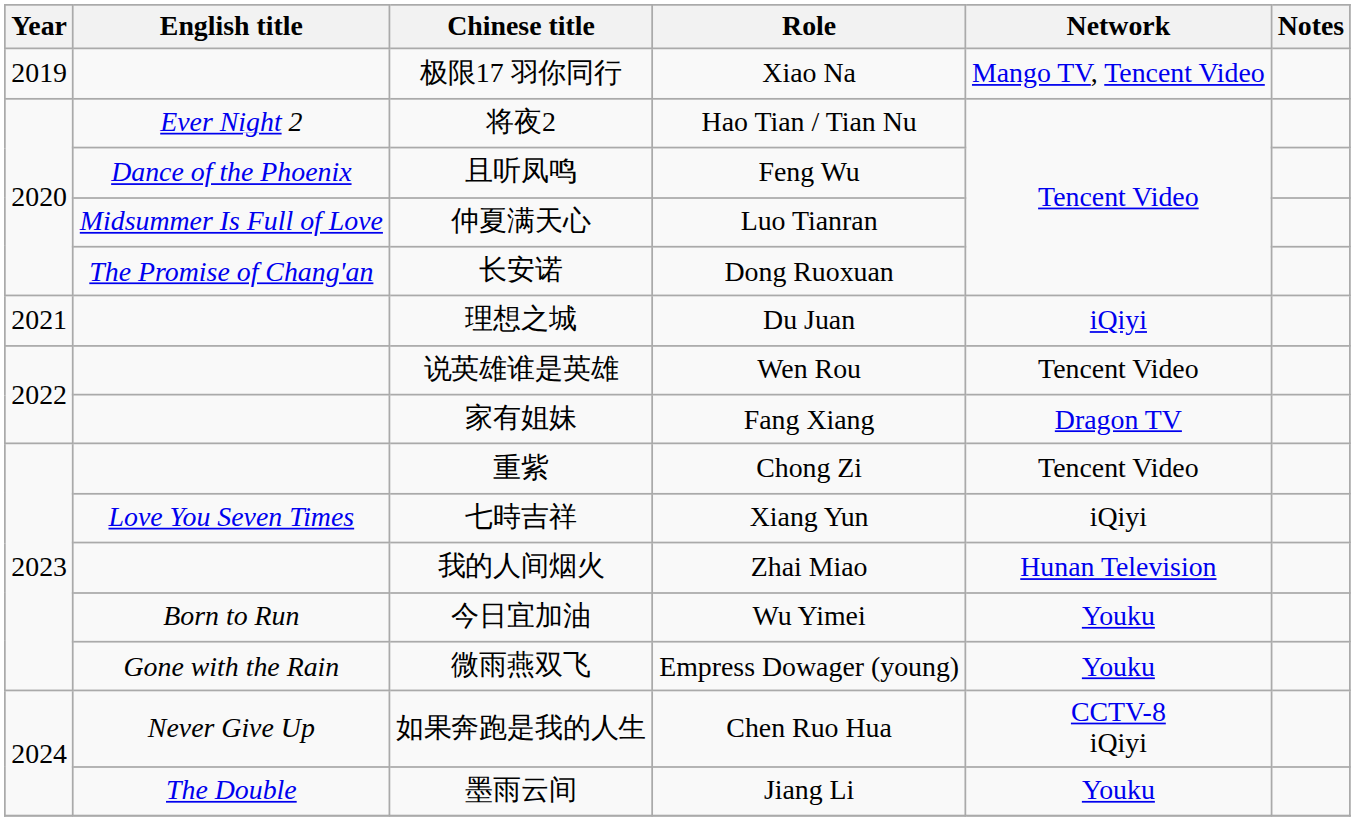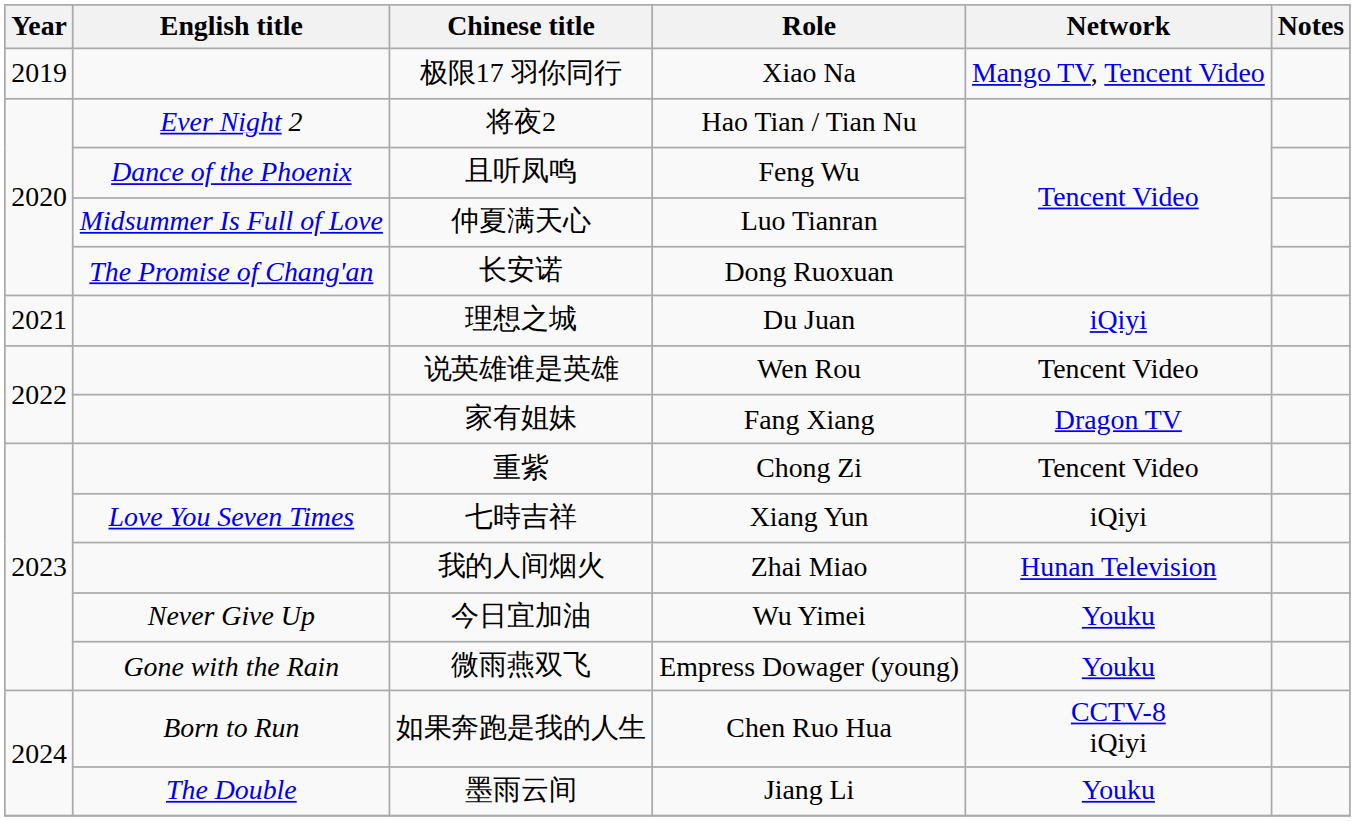(231, 616) Born to Run -> (231, 616) Never Give Up
(231, 728) Never Give Up -> (231, 728) Born to Run
